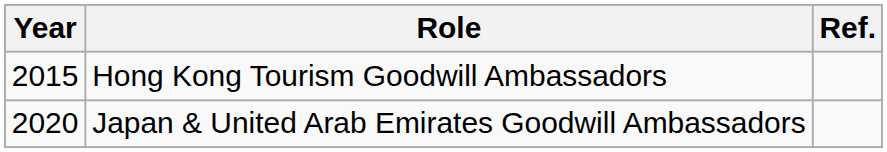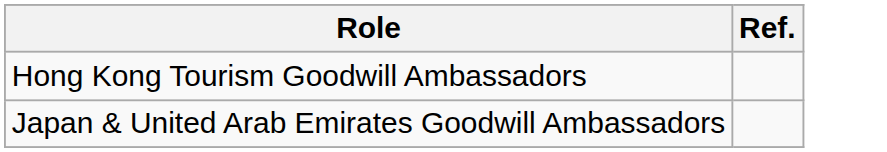- column: (45, 28)
